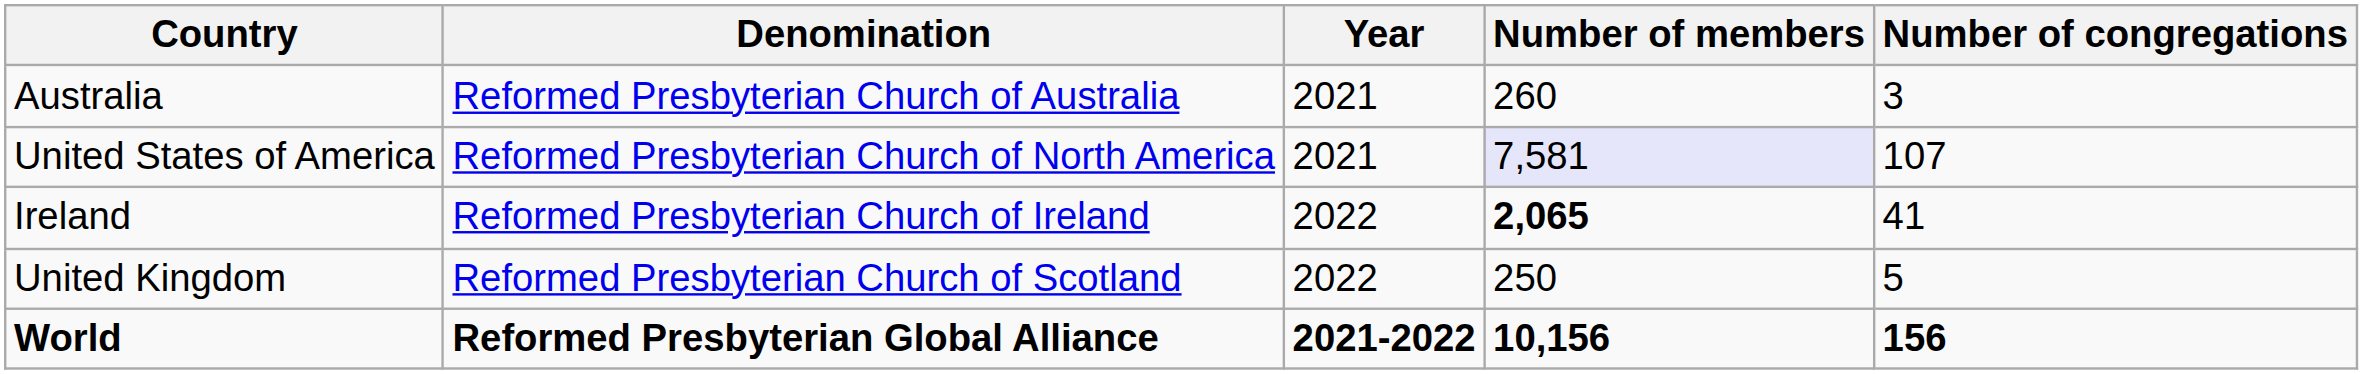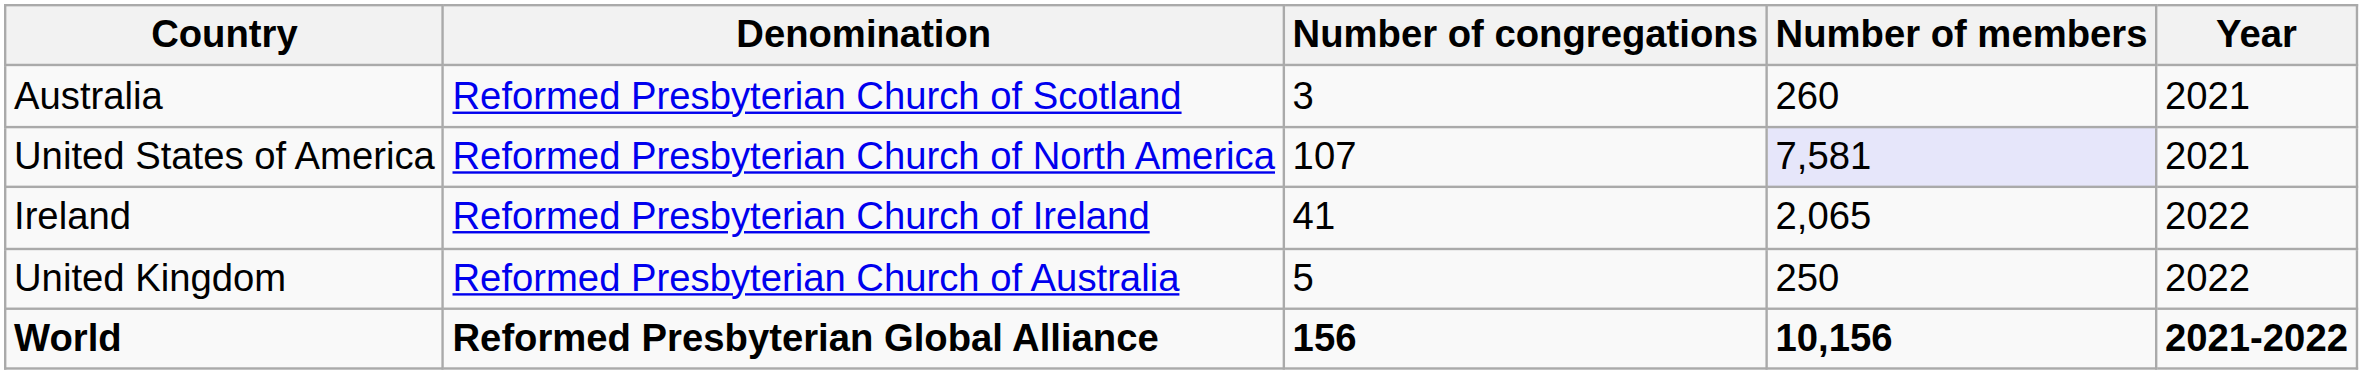columns swapped: (2115, 34) <-> (1384, 34)
(816, 95) Reformed Presbyterian Church of Australia -> (817, 95) Reformed Presbyterian Church of Scotland
(1541, 216) bold -> (1823, 216) normal
(817, 277) Reformed Presbyterian Church of Scotland -> (816, 277) Reformed Presbyterian Church of Australia
